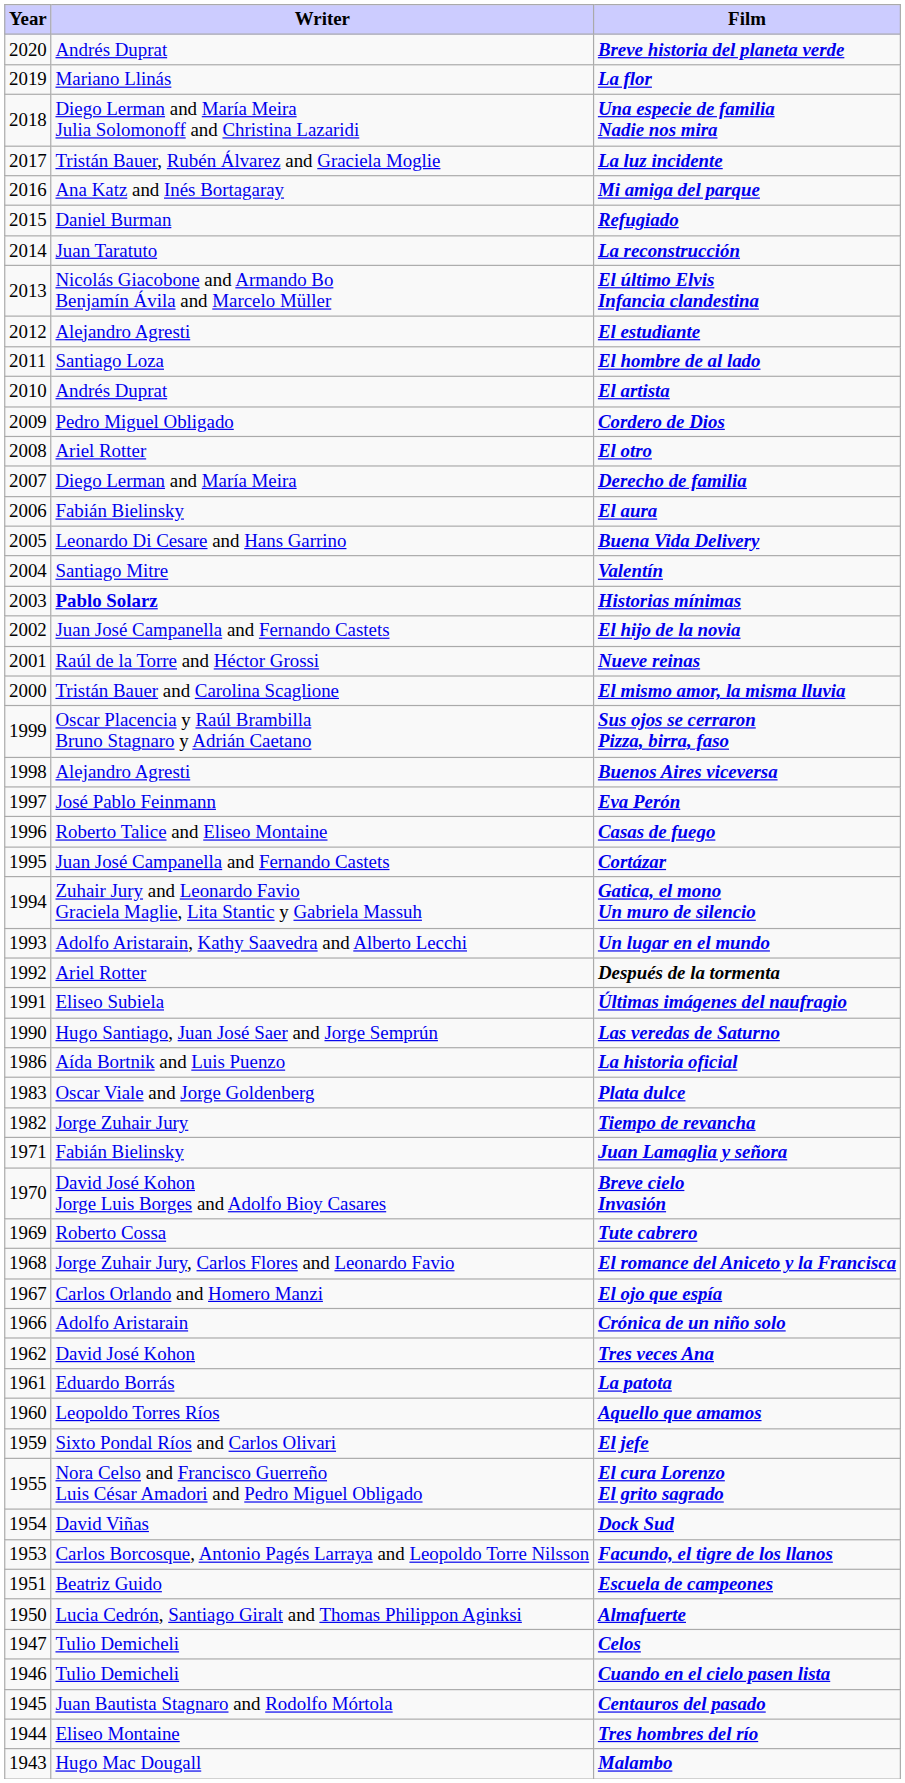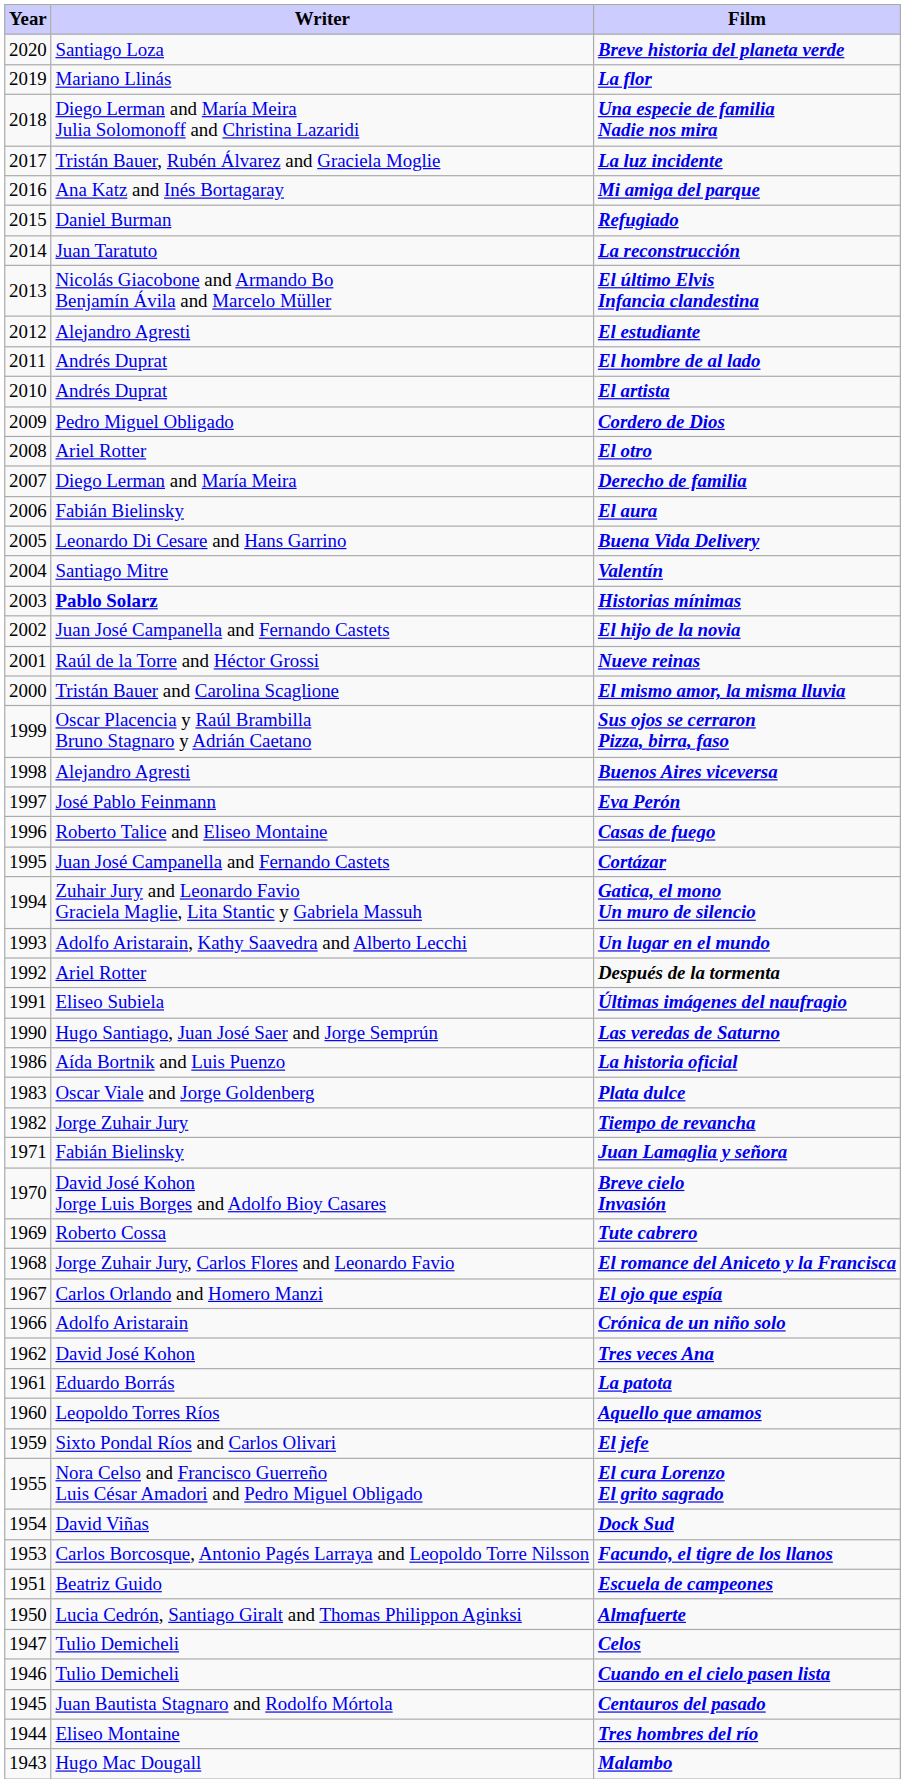(111, 49) Andrés Duprat -> (110, 49) Santiago Loza
(110, 361) Santiago Loza -> (111, 361) Andrés Duprat
